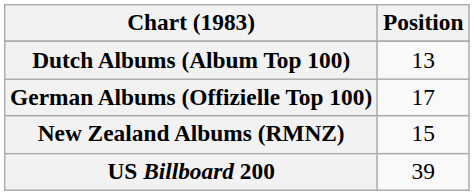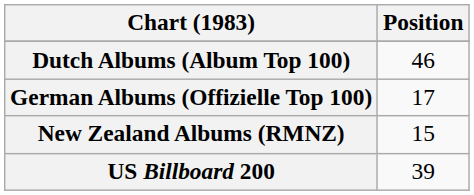(423, 60) 13 -> (423, 60) 46
